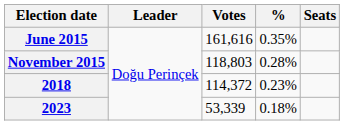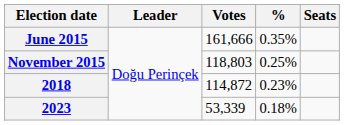(229, 39) 161,616 -> (229, 39) 161,666
(278, 62) 0.28% -> (278, 62) 0.25%
(229, 85) 114,372 -> (229, 85) 114,872
